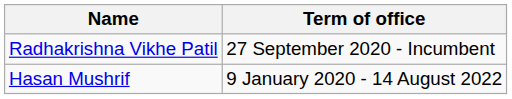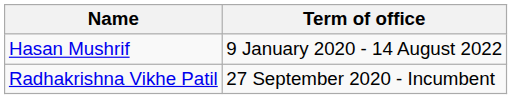rows swapped: (69, 78) <-> (113, 49)
